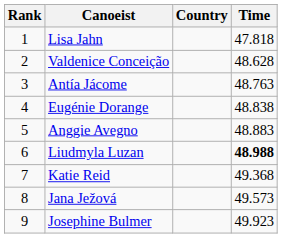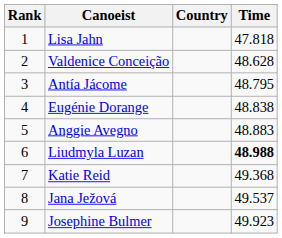(254, 84) 48.763 -> (254, 84) 48.795
(254, 198) 49.573 -> (254, 198) 49.537
